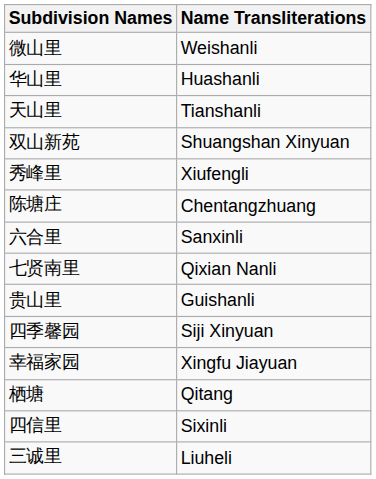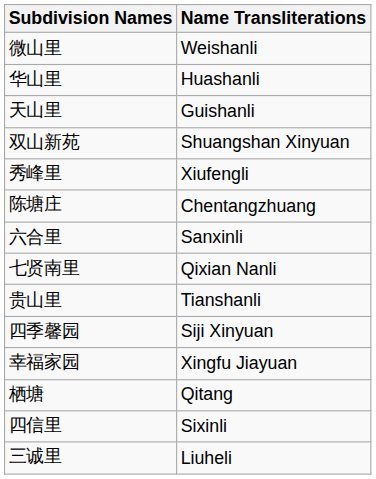(221, 111) Tianshanli -> (218, 111) Guishanli
(218, 300) Guishanli -> (221, 300) Tianshanli
